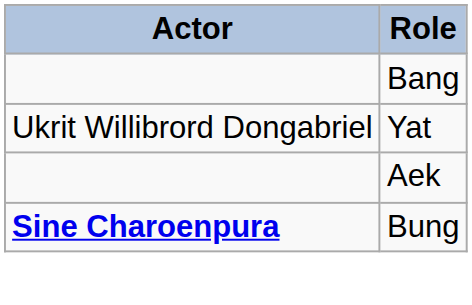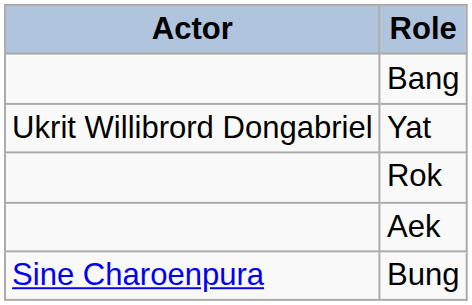+ row: (415, 176)
(146, 226) bold -> (138, 275) normal
